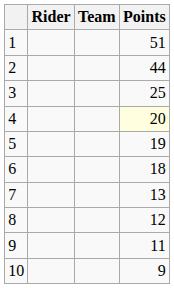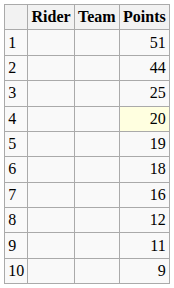(158, 194) 13 -> (158, 194) 16
